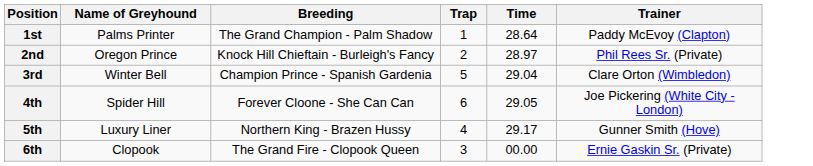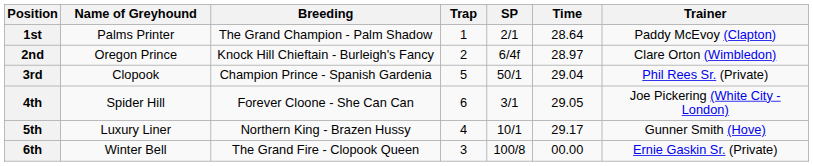+ column: (509, 14)
(659, 55) Phil Rees Sr. (Private) -> (705, 55) Clare Orton (Wimbledon)
(136, 75) Winter Bell -> (136, 75) Clopook
(659, 75) Clare Orton (Wimbledon) -> (705, 75) Phil Rees Sr. (Private)
(136, 150) Clopook -> (136, 150) Winter Bell
